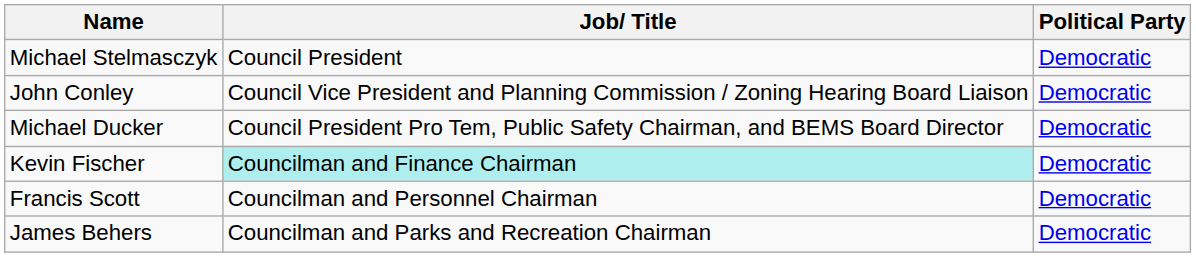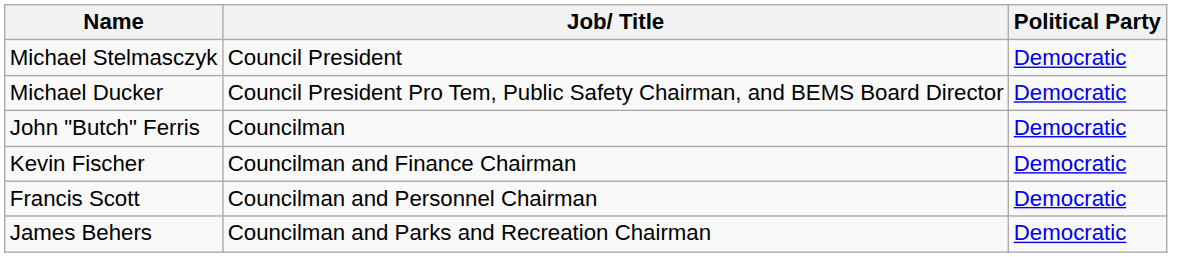- row: (72, 92)
+ row: (105, 127)
(402, 163) paleturquoise background -> (402, 163) no background
